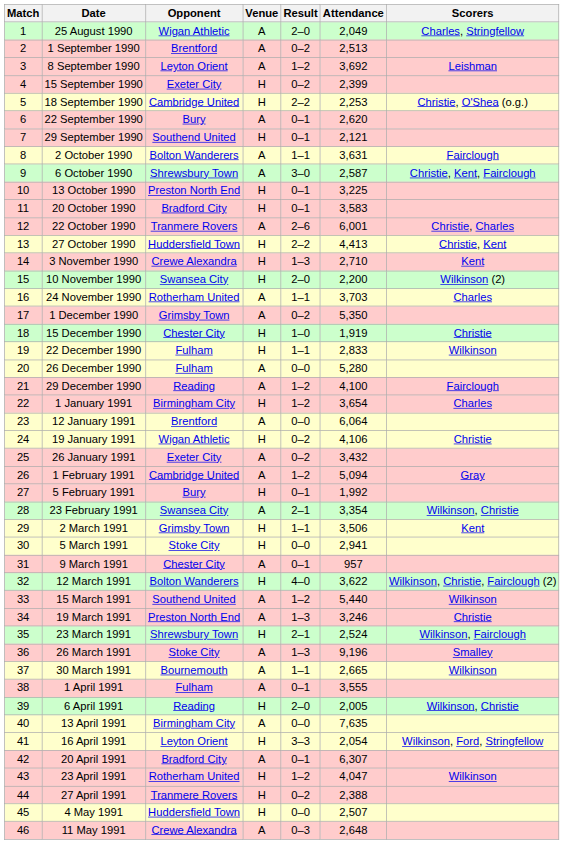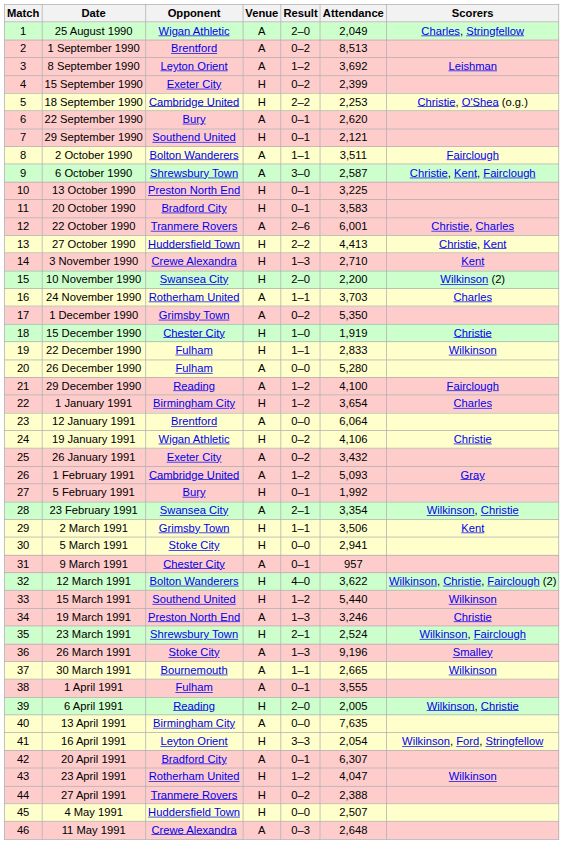(353, 48) 2,513 -> (353, 48) 8,513
(353, 155) 3,631 -> (353, 155) 3,511
(353, 475) 5,094 -> (353, 475) 5,093
(262, 599) A -> (262, 599) H
